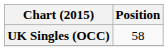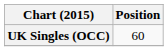(138, 35) 58 -> (138, 35) 60
